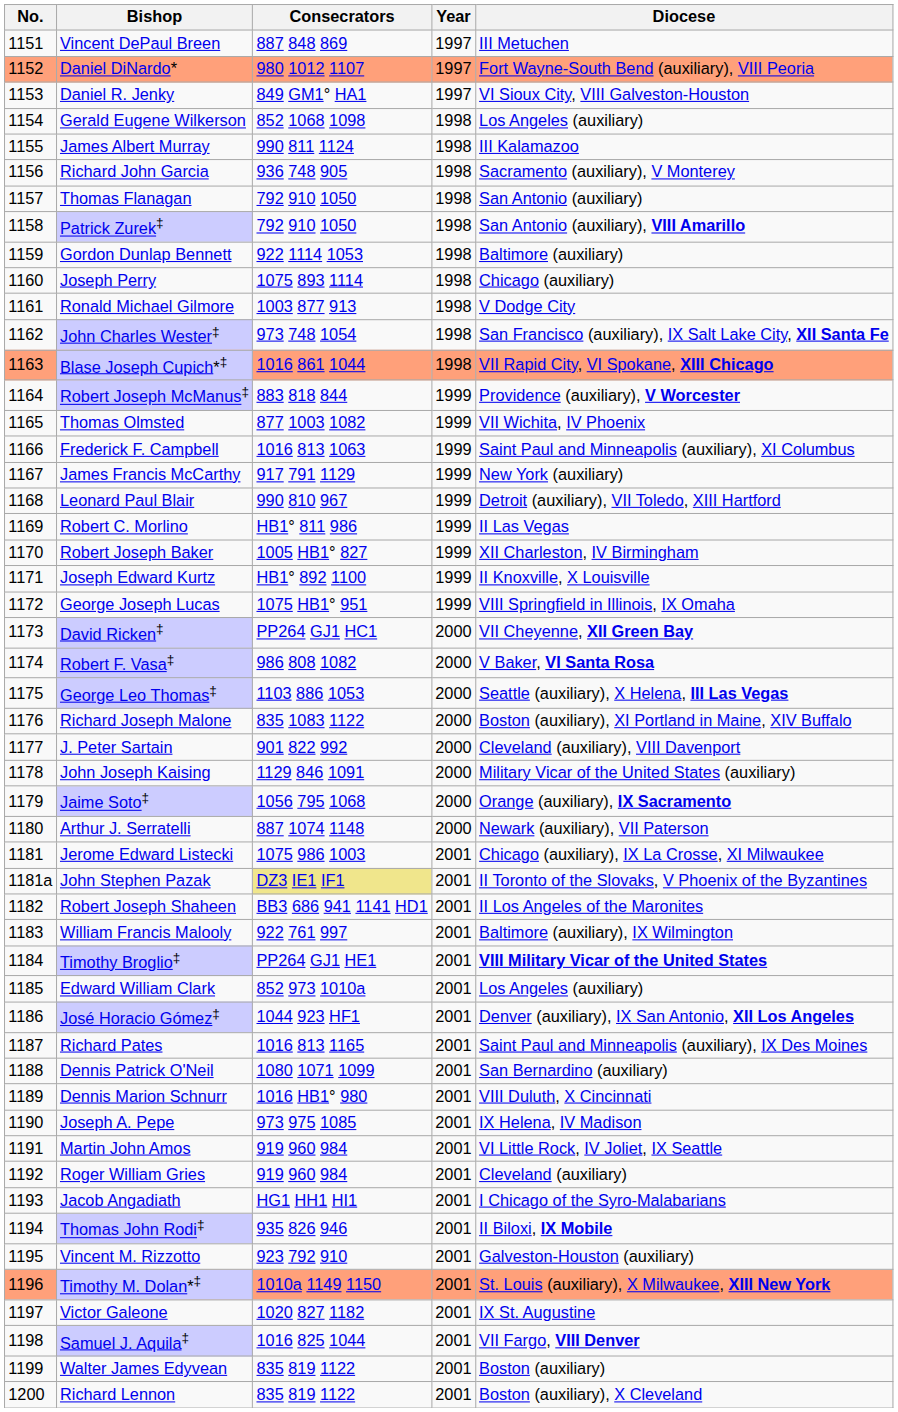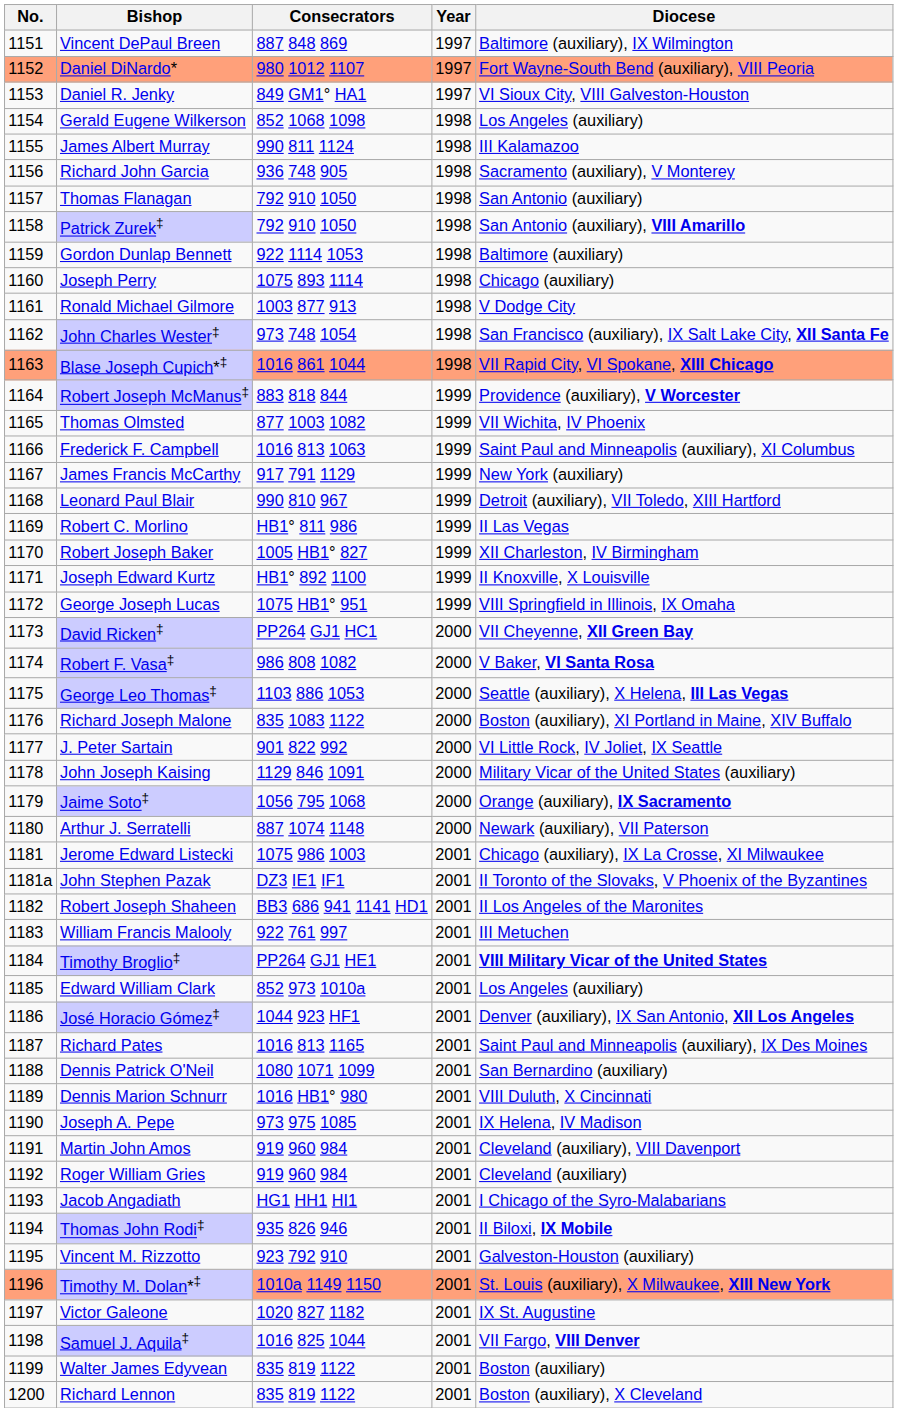(524, 43) III Metuchen -> (606, 43) Baltimore (auxiliary), IX Wilmington
(610, 747) Cleveland (auxiliary), VIII Davenport -> (601, 747) VI Little Rock, IV Joliet, IX Seattle
(300, 880) khaki background -> (300, 880) no background
(606, 932) Baltimore (auxiliary), IX Wilmington -> (524, 932) III Metuchen
(601, 1148) VI Little Rock, IV Joliet, IX Seattle -> (610, 1148) Cleveland (auxiliary), VIII Davenport
